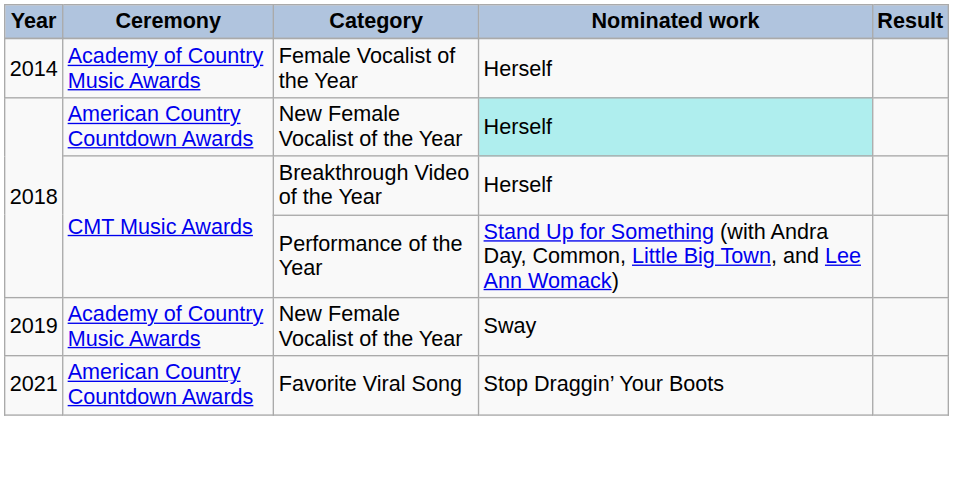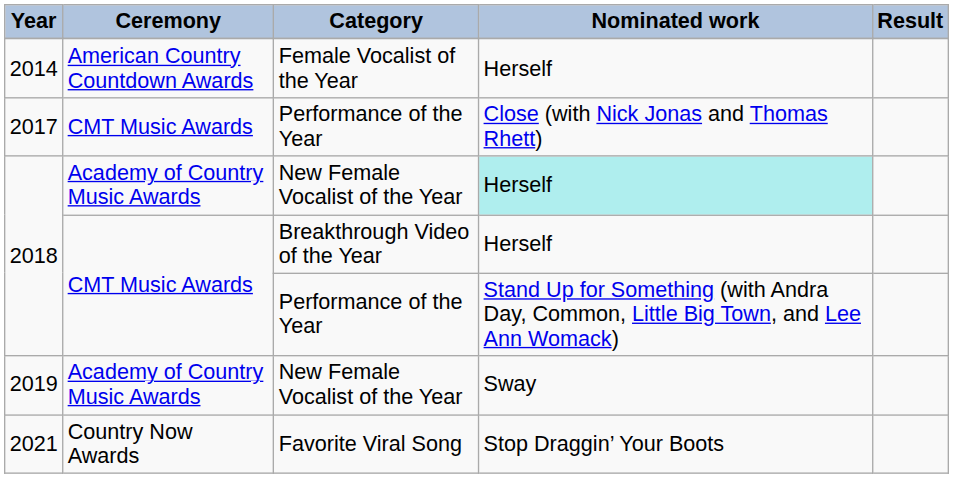(166, 68) Academy of Country Music Awards -> (161, 68) American Country Countdown Awards
+ row: (34, 126)
(161, 126) American Country Countdown Awards -> (166, 185) Academy of Country Music Awards
(161, 385) American Country Countdown Awards -> (130, 443) Country Now Awards
